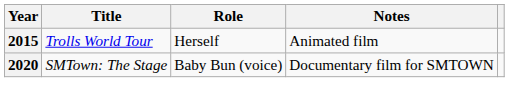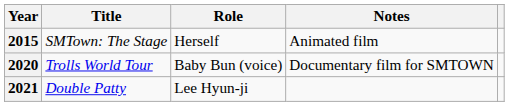(99, 40) Trolls World Tour -> (106, 40) SMTown: The Stage
(106, 64) SMTown: The Stage -> (99, 64) Trolls World Tour
+ row: (23, 88)
